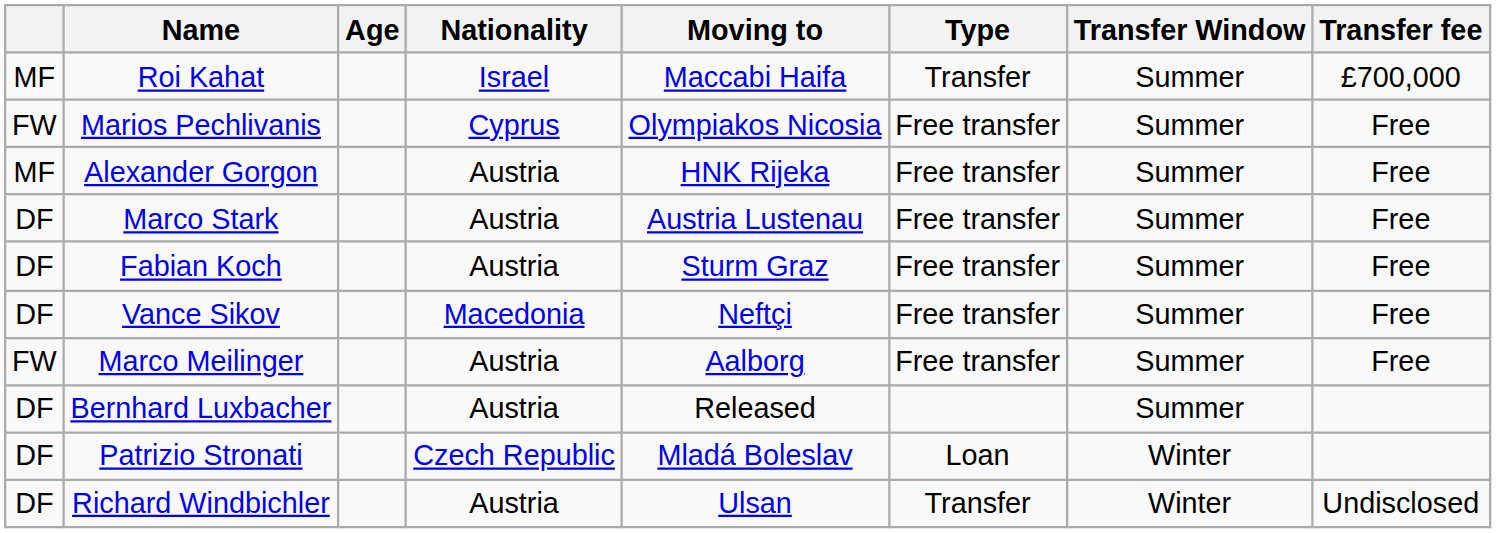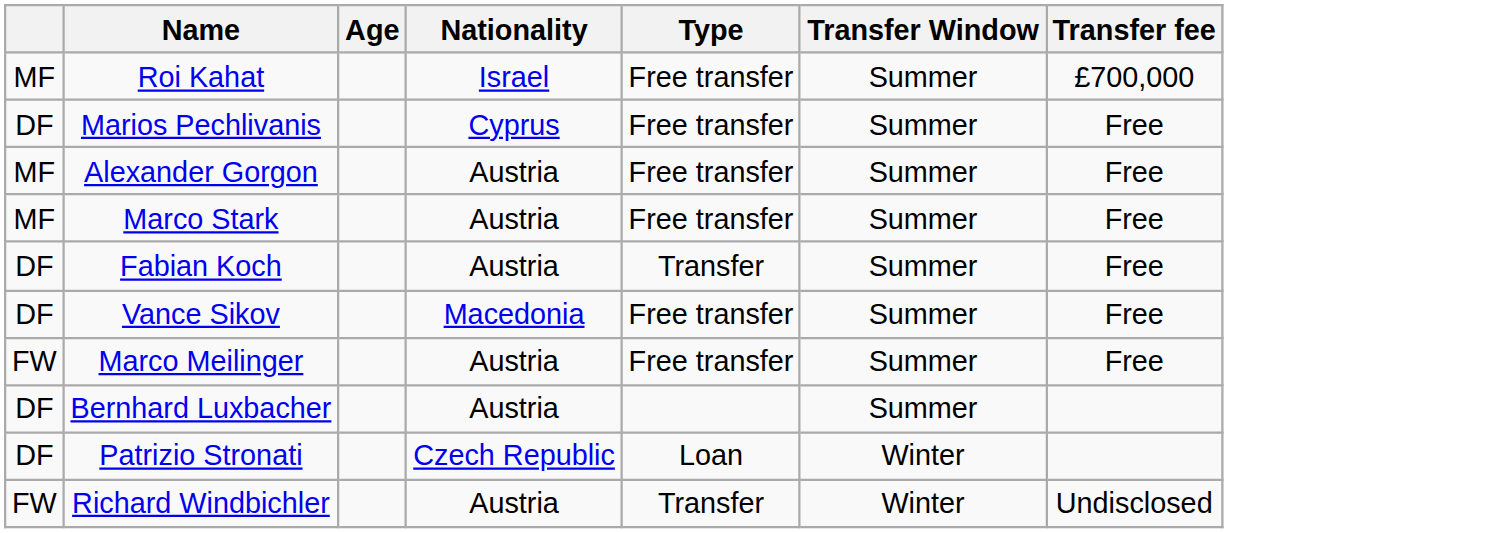- column: (755, 29)
(978, 76) Transfer -> (711, 76) Free transfer
(34, 124) FW -> (34, 124) DF
(34, 218) DF -> (34, 218) MF
(978, 266) Free transfer -> (711, 266) Transfer
(34, 503) DF -> (34, 503) FW
